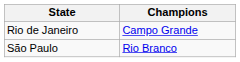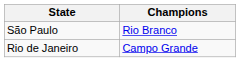rows swapped: (42, 30) <-> (32, 48)
